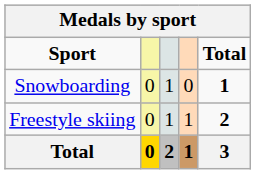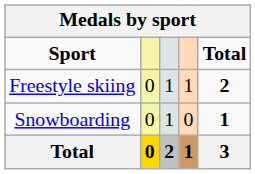rows swapped: (72, 119) <-> (72, 86)
